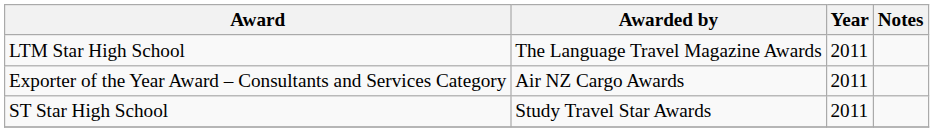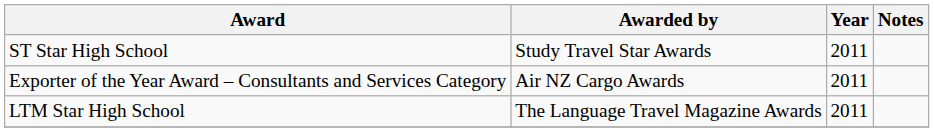rows swapped: (97, 50) <-> (89, 111)
